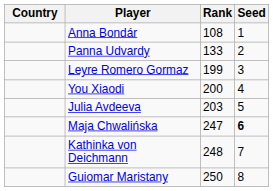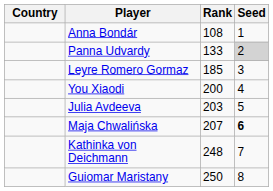(241, 51) no background -> (241, 51) lightgrey background
(213, 70) 199 -> (213, 70) 185
(213, 126) 247 -> (213, 126) 207
